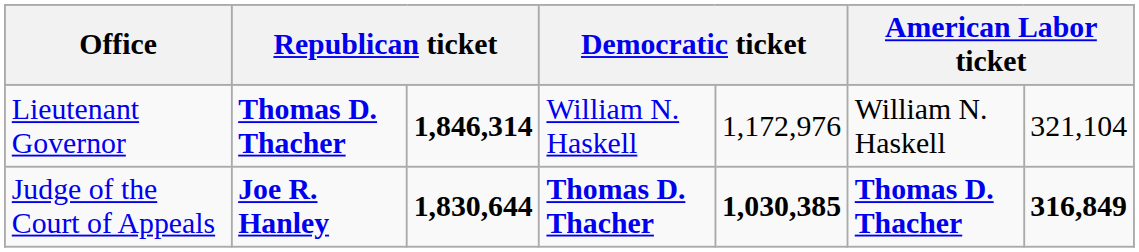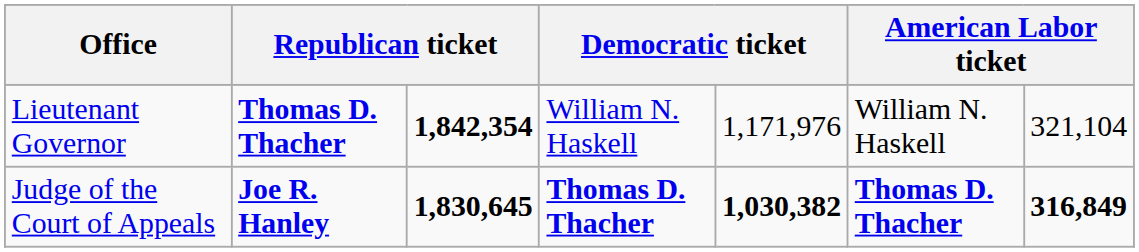(473, 125) 1,846,314 -> (473, 125) 1,842,354
(782, 125) 1,172,976 -> (782, 125) 1,171,976
(473, 206) 1,830,644 -> (473, 206) 1,830,645
(782, 206) 1,030,385 -> (782, 206) 1,030,382
